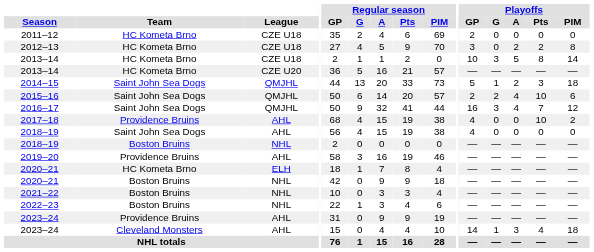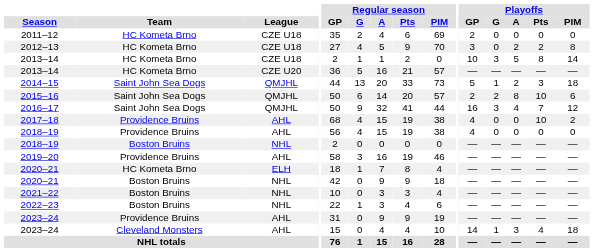(516, 95) 4 -> (516, 95) 8
(159, 132) Saint John Sea Dogs -> (159, 132) Providence Bruins
